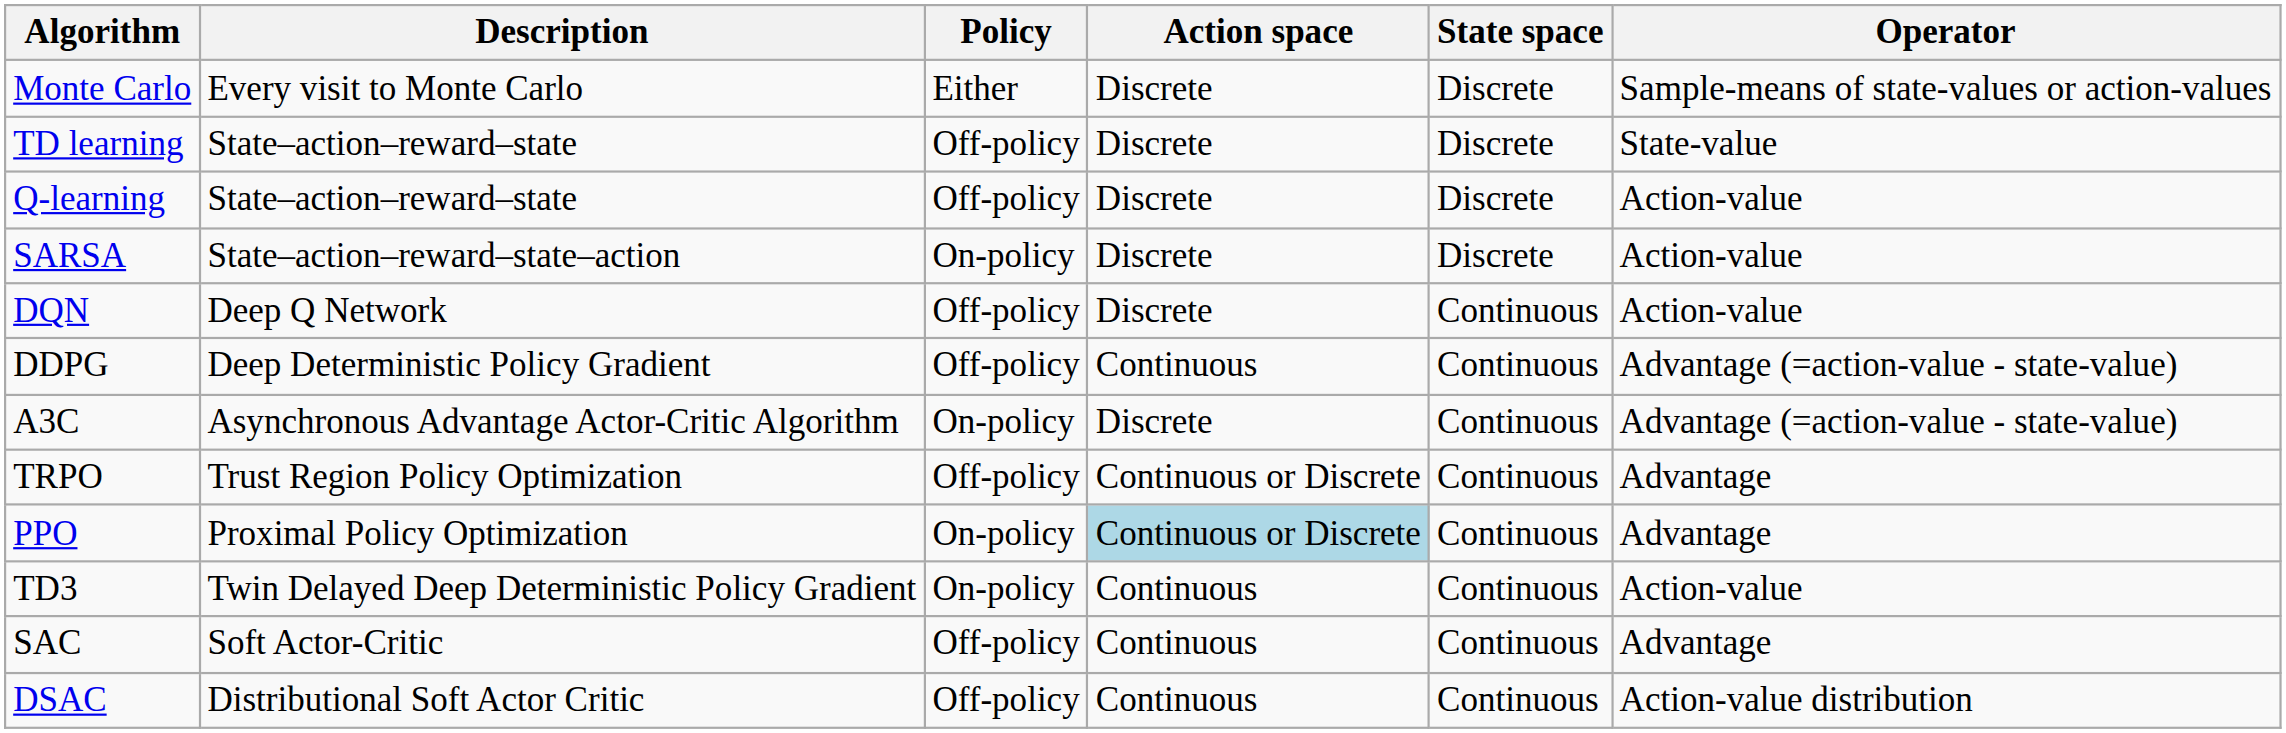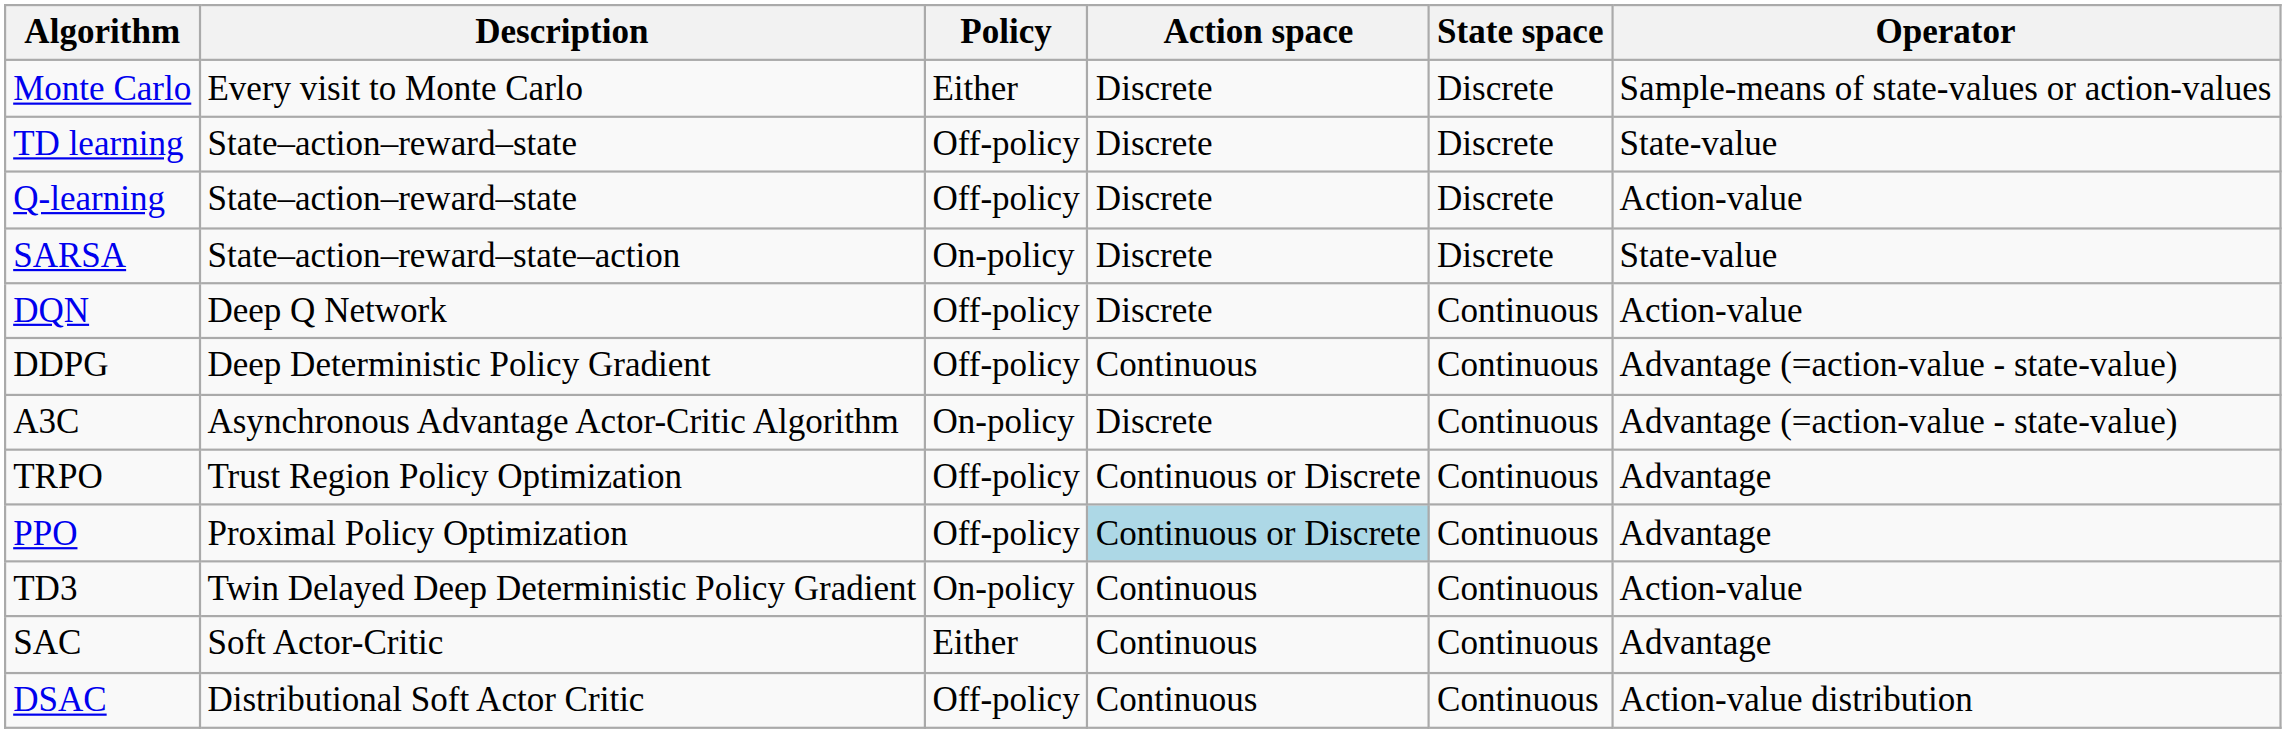(1711, 254) Action-value -> (1698, 254) State-value
(1003, 532) On-policy -> (1006, 532) Off-policy
(1006, 643) Off-policy -> (975, 643) Either
